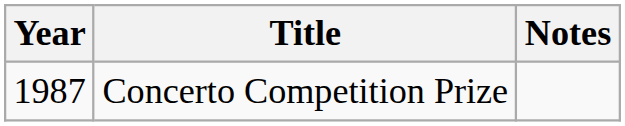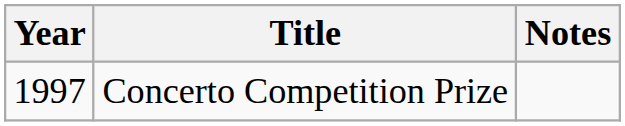(50, 90) 1987 -> (50, 90) 1997
